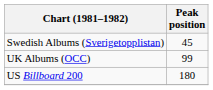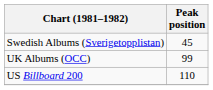(187, 76) 180 -> (187, 76) 110
